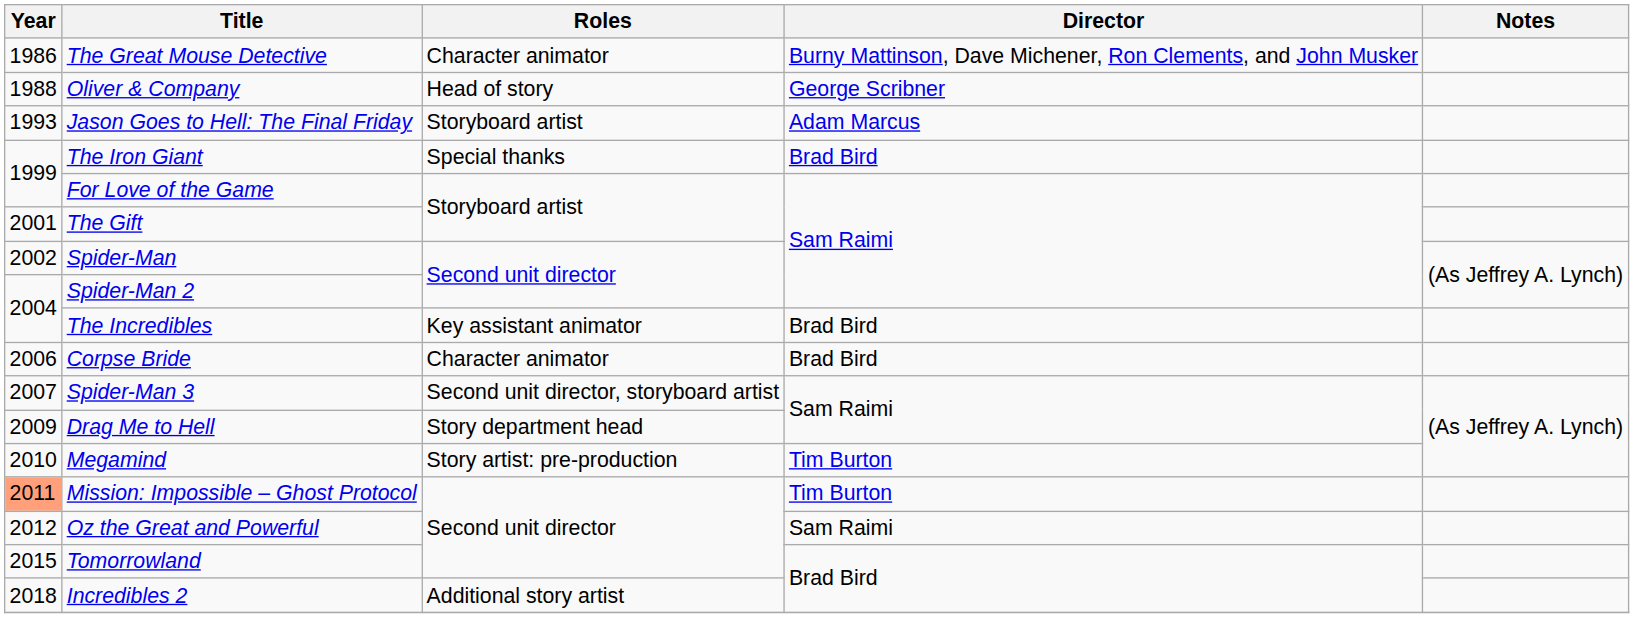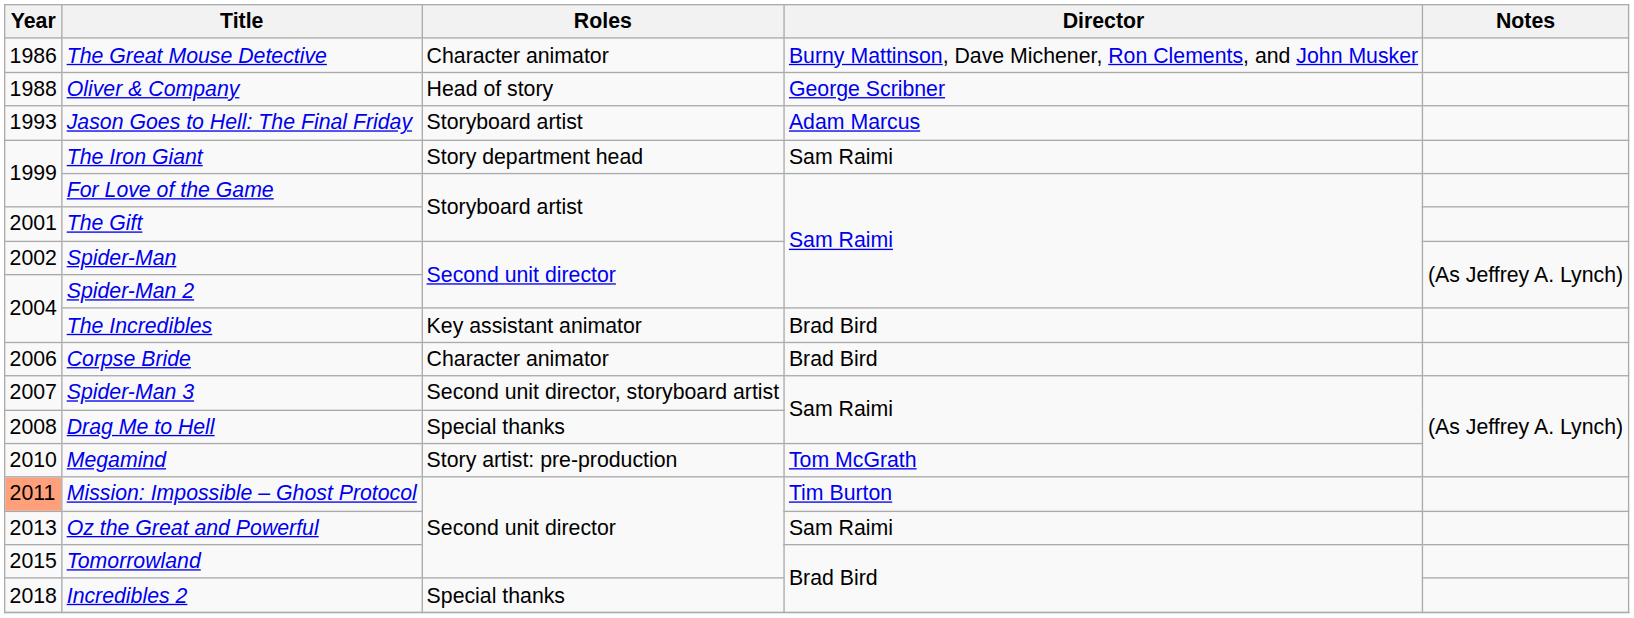(496, 156) Special thanks -> (535, 156) Story department head
(833, 156) Brad Bird -> (841, 156) Sam Raimi
(33, 426) 2009 -> (33, 426) 2008
(535, 426) Story department head -> (496, 426) Special thanks
(841, 460) Tim Burton -> (853, 460) Tom McGrath
(33, 527) 2012 -> (33, 527) 2013
(525, 595) Additional story artist -> (496, 595) Special thanks
